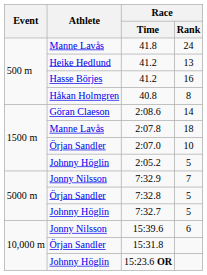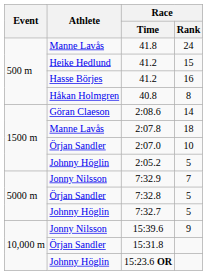(189, 63) 13 -> (189, 63) 15
(189, 229) 6 -> (189, 229) 9
